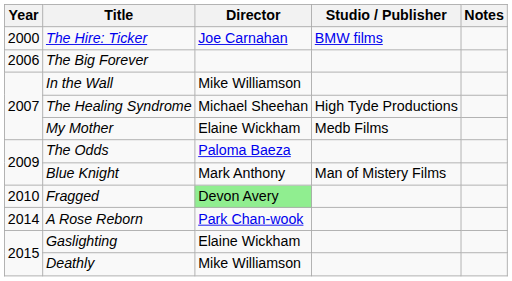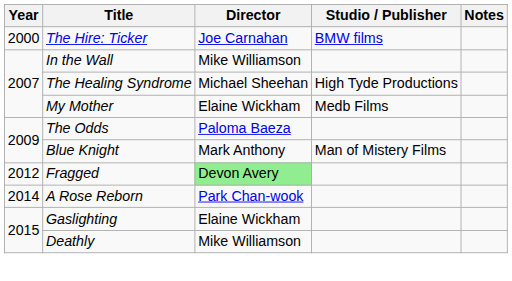- row: (97, 60)
(24, 196) 2010 -> (24, 173) 2012
